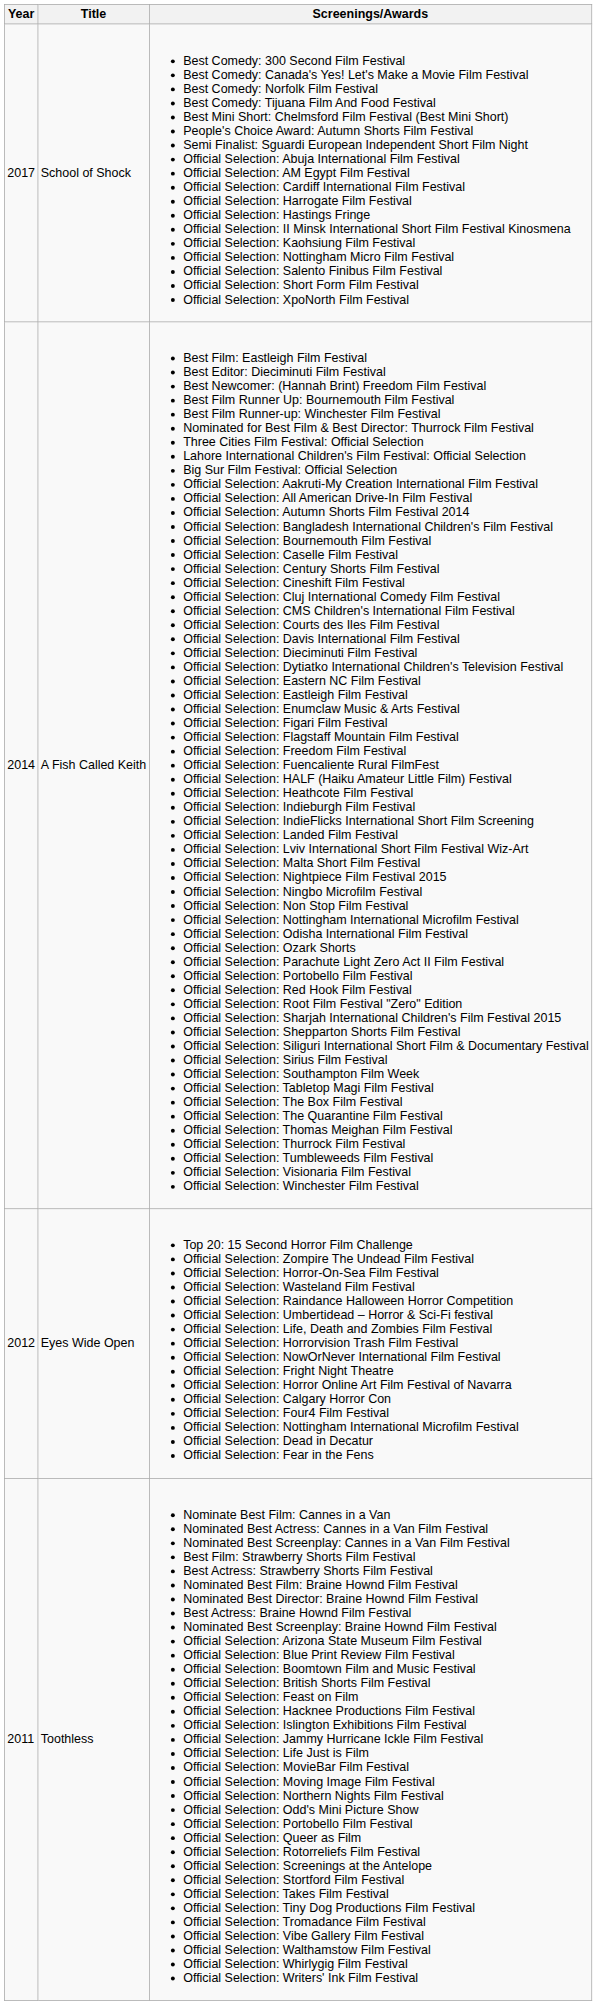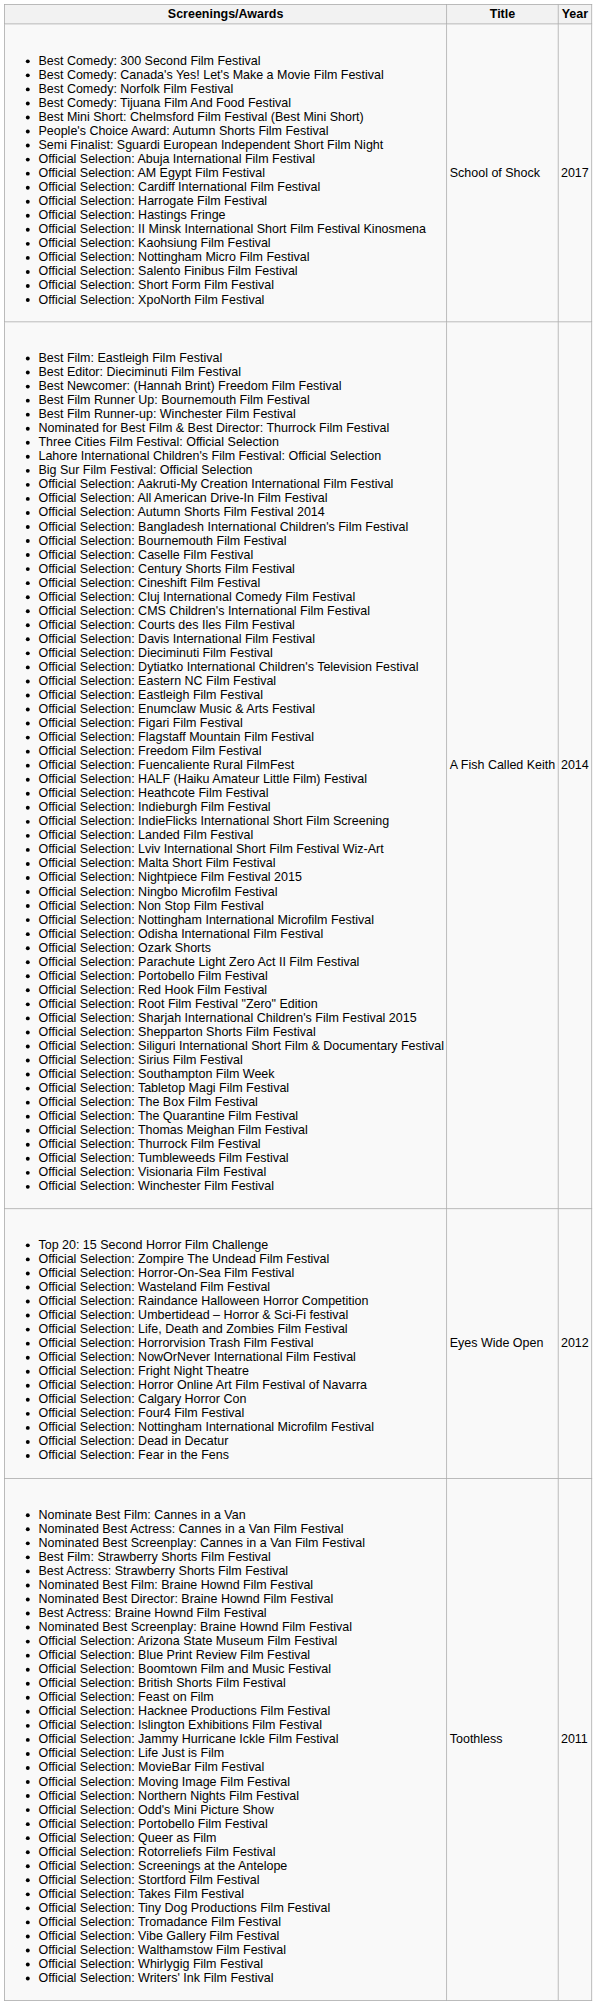columns swapped: (21, 14) <-> (370, 14)
